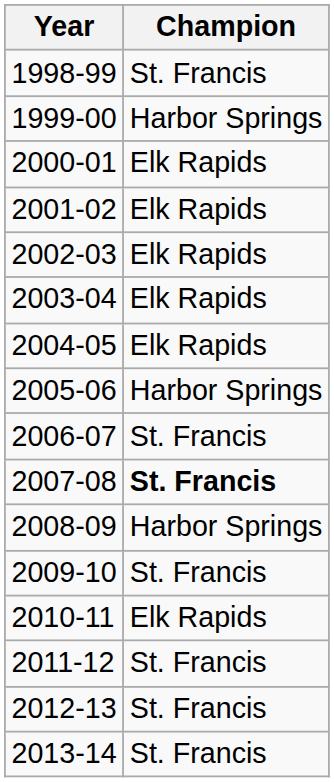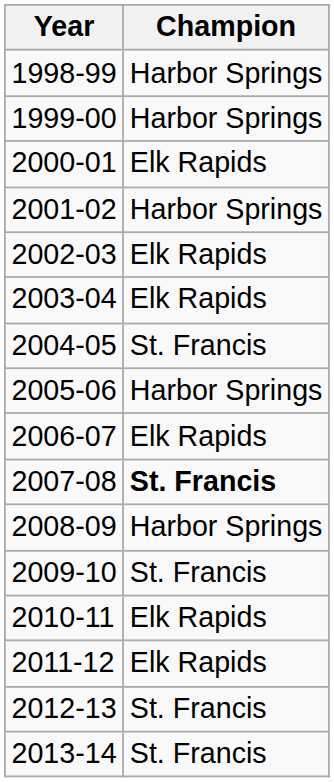(198, 72) St. Francis -> (226, 72) Harbor Springs
(198, 208) Elk Rapids -> (226, 208) Harbor Springs
(198, 345) Elk Rapids -> (198, 345) St. Francis
(198, 436) St. Francis -> (198, 436) Elk Rapids
(198, 663) St. Francis -> (198, 663) Elk Rapids
